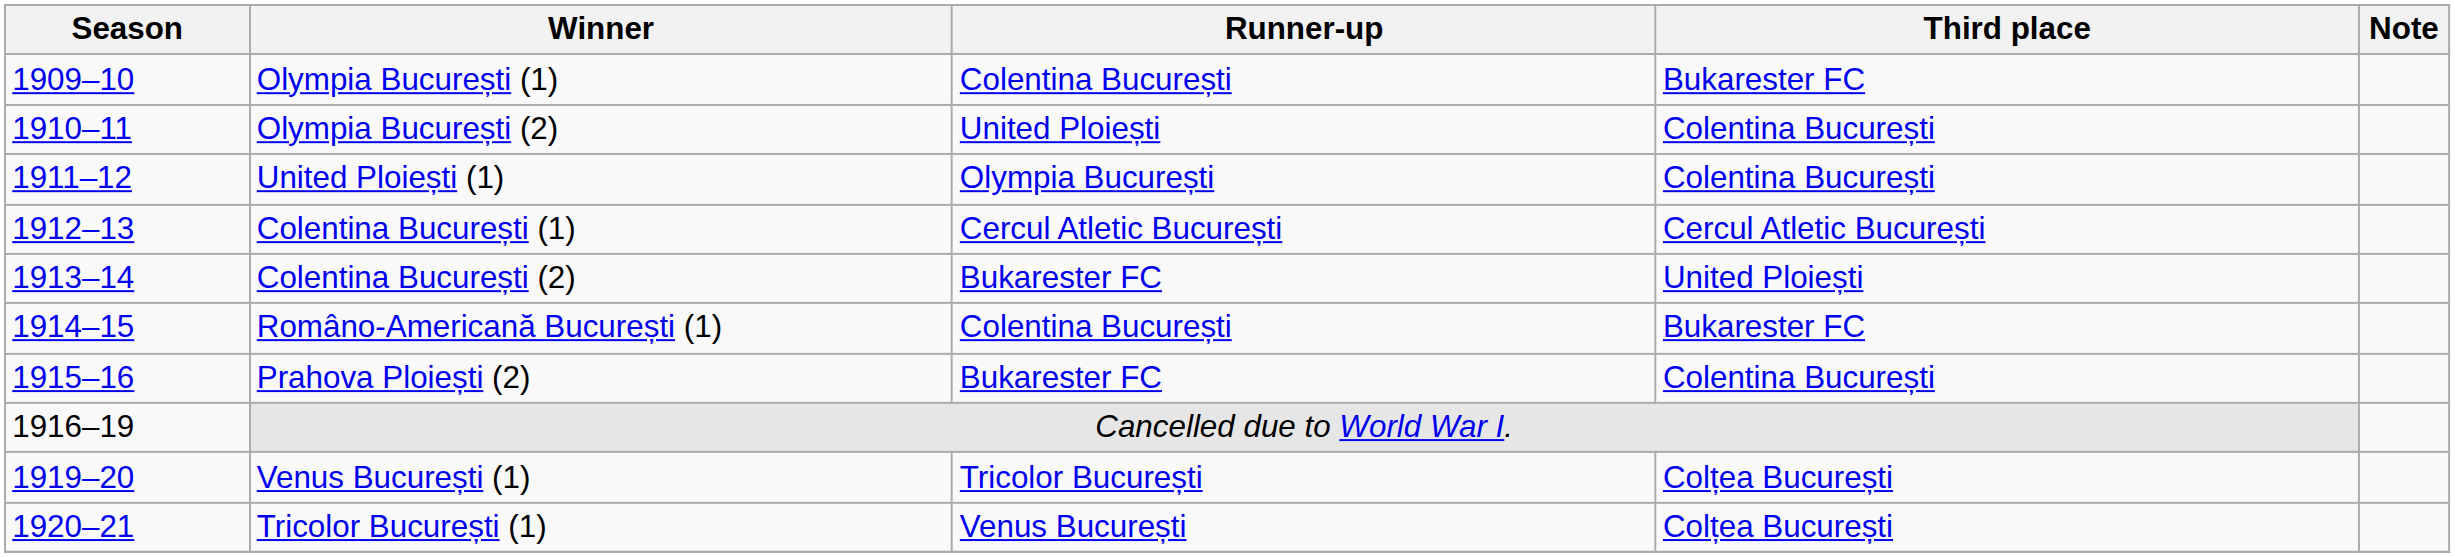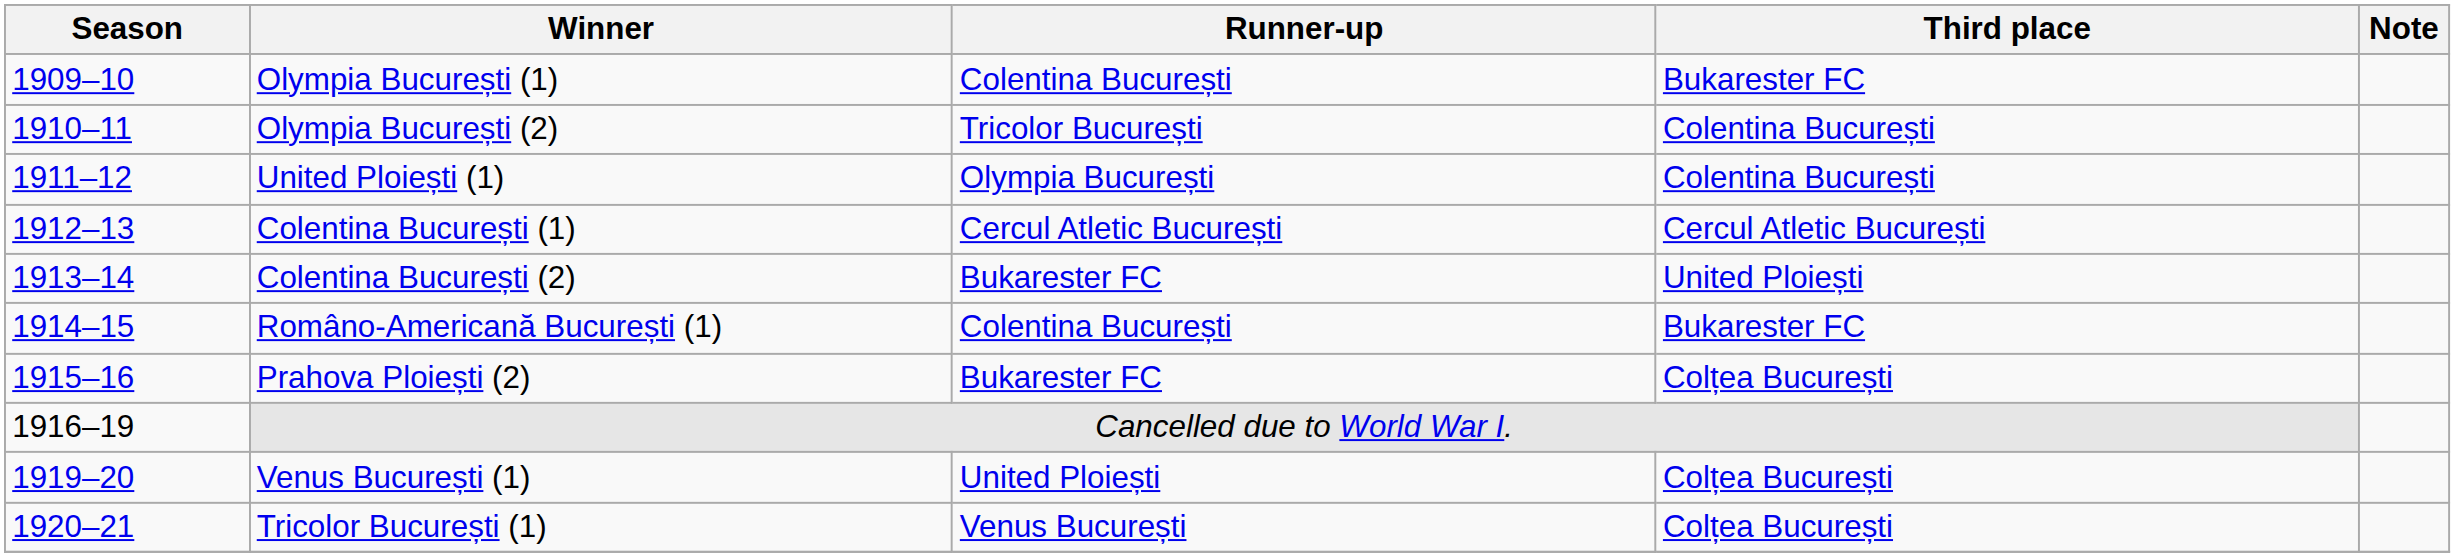(1060, 128) United Ploiești -> (1081, 128) Tricolor București
(1799, 377) Colentina București -> (1778, 377) Colțea București
(1081, 476) Tricolor București -> (1060, 476) United Ploiești
